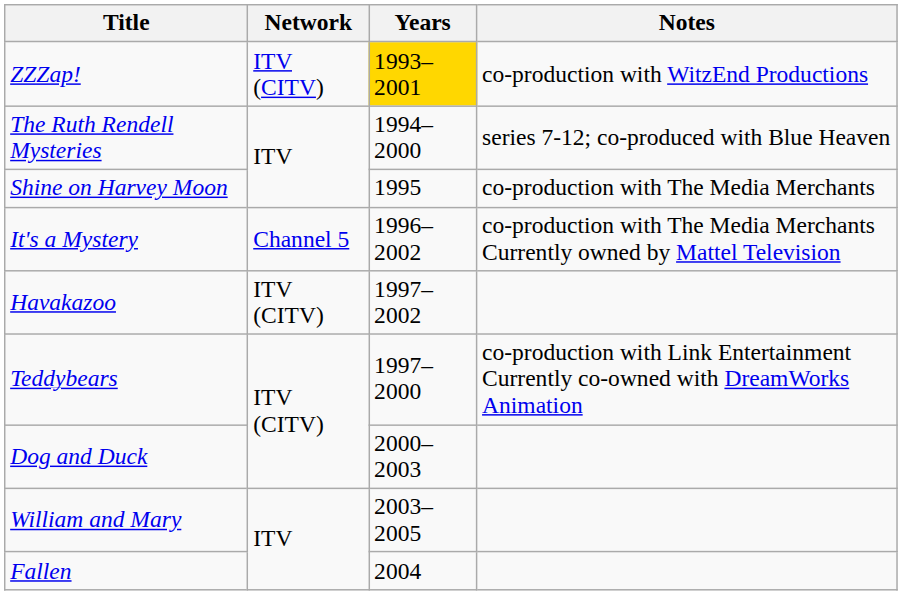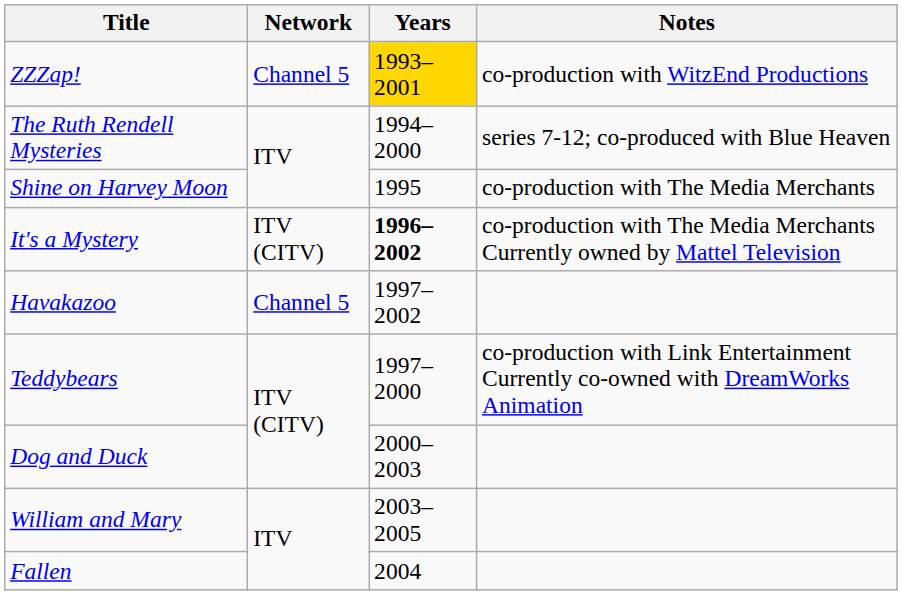(289, 73) ITV (CITV) -> (301, 73) Channel 5
(301, 238) Channel 5 -> (289, 238) ITV (CITV)
(404, 238) normal -> (404, 238) bold
(289, 302) ITV (CITV) -> (301, 302) Channel 5
